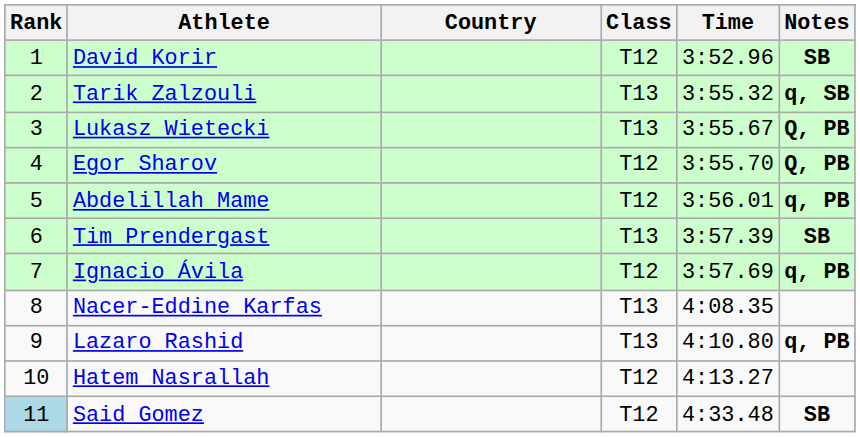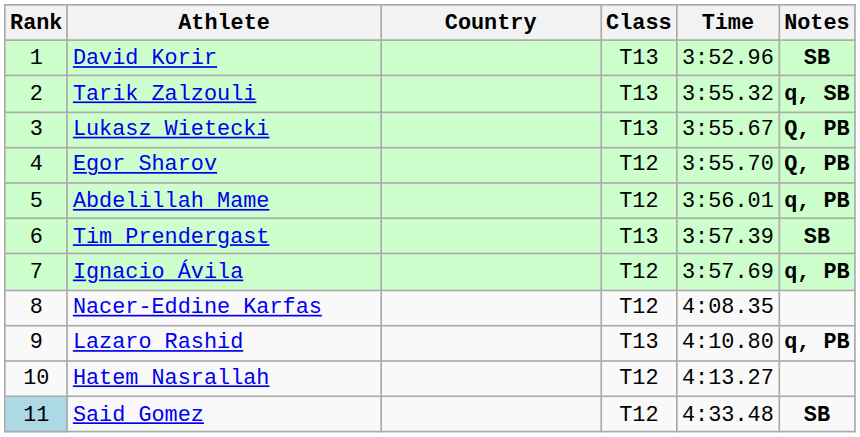(639, 58) T12 -> (639, 58) T13
(639, 307) T13 -> (639, 307) T12
